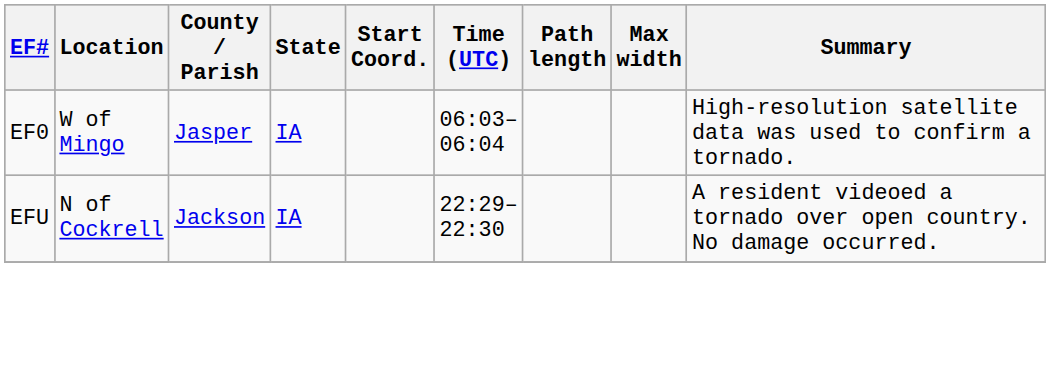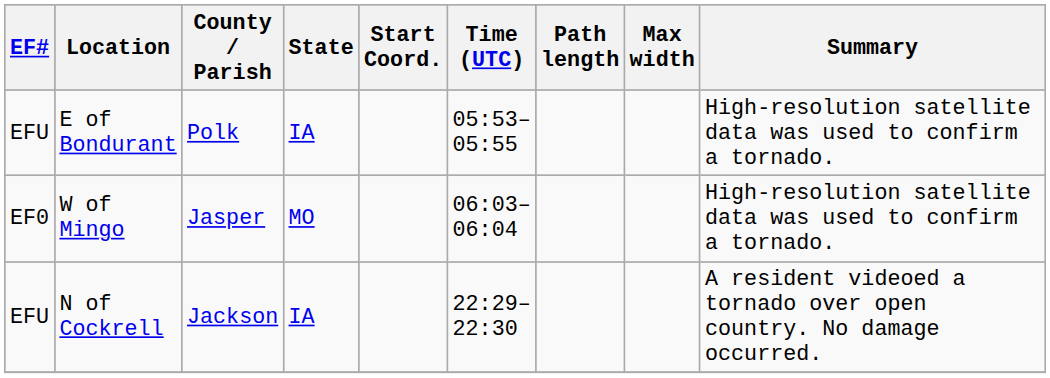+ row: (118, 133)
(289, 133) IA -> (302, 219) MO
